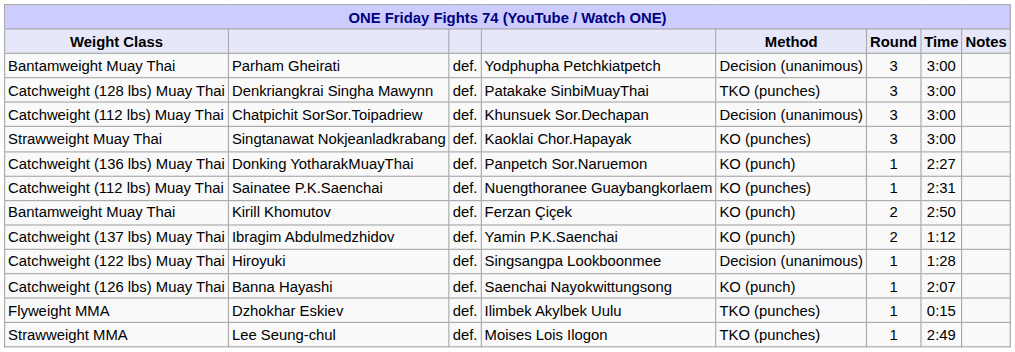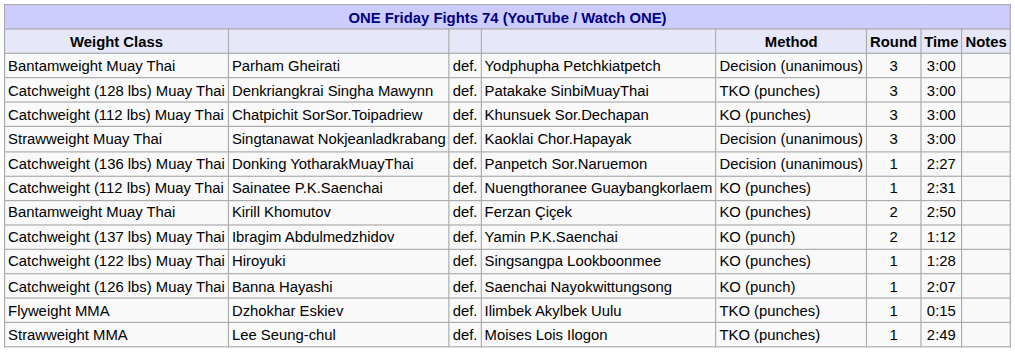(791, 114) Decision (unanimous) -> (765, 114) KO (punches)
(765, 139) KO (punches) -> (791, 139) Decision (unanimous)
(757, 163) KO (punch) -> (791, 163) Decision (unanimous)
(757, 212) KO (punch) -> (765, 212) KO (punches)
(791, 261) Decision (unanimous) -> (765, 261) KO (punches)
